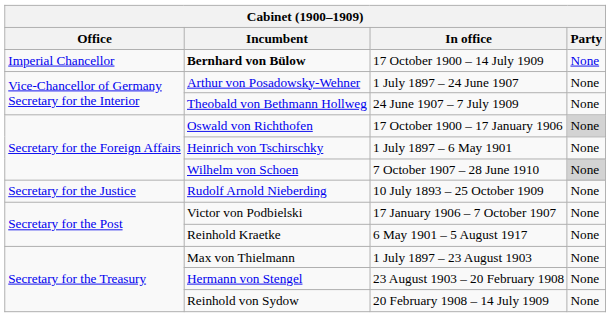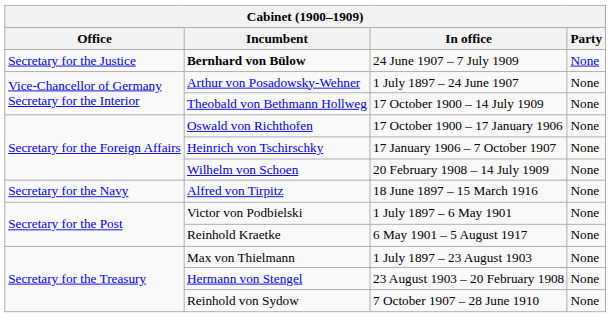(61, 60) Imperial Chancellor -> (72, 60) Secretary for the Justice
(458, 60) 17 October 1900 – 14 July 1909 -> (446, 60) 24 June 1907 – 7 July 1909
(446, 104) 24 June 1907 – 7 July 1909 -> (458, 104) 17 October 1900 – 14 July 1909
(585, 125) lightgrey background -> (585, 125) no background
(443, 147) 1 July 1897 – 6 May 1901 -> (465, 147) 17 January 1906 – 7 October 1907
(456, 169) 7 October 1907 – 28 June 1910 -> (461, 169) 20 February 1908 – 14 July 1909
(585, 169) lightgrey background -> (585, 169) no background
- row: (257, 191)
+ row: (235, 191)
(465, 213) 17 January 1906 – 7 October 1907 -> (443, 213) 1 July 1897 – 6 May 1901
(461, 300) 20 February 1908 – 14 July 1909 -> (456, 300) 7 October 1907 – 28 June 1910
